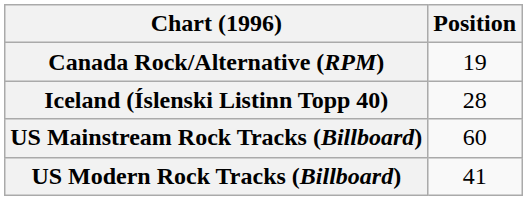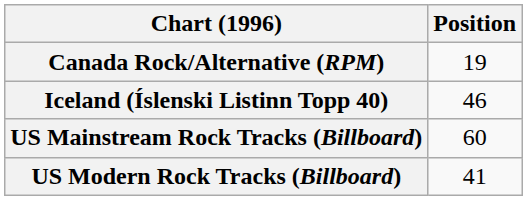(475, 99) 28 -> (475, 99) 46
